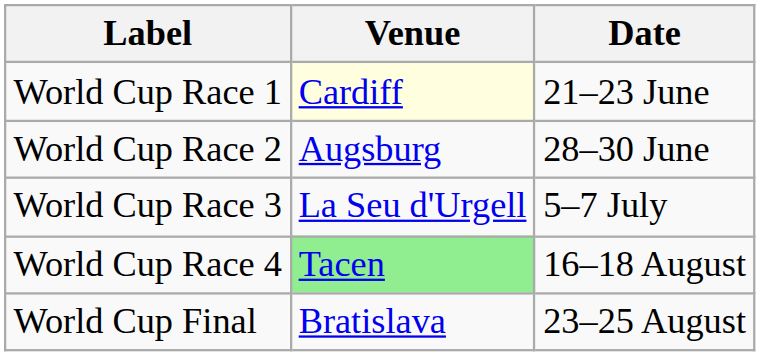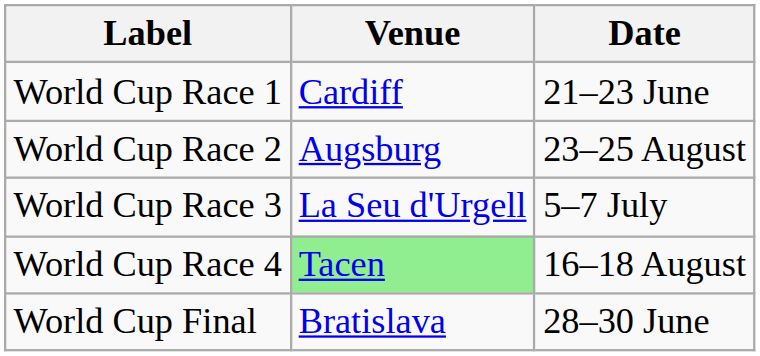(351, 90) lightyellow background -> (351, 90) no background
(626, 148) 28–30 June -> (645, 148) 23–25 August
(645, 321) 23–25 August -> (626, 321) 28–30 June
